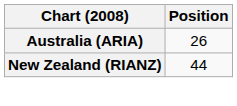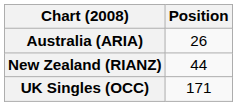+ row: (85, 88)
